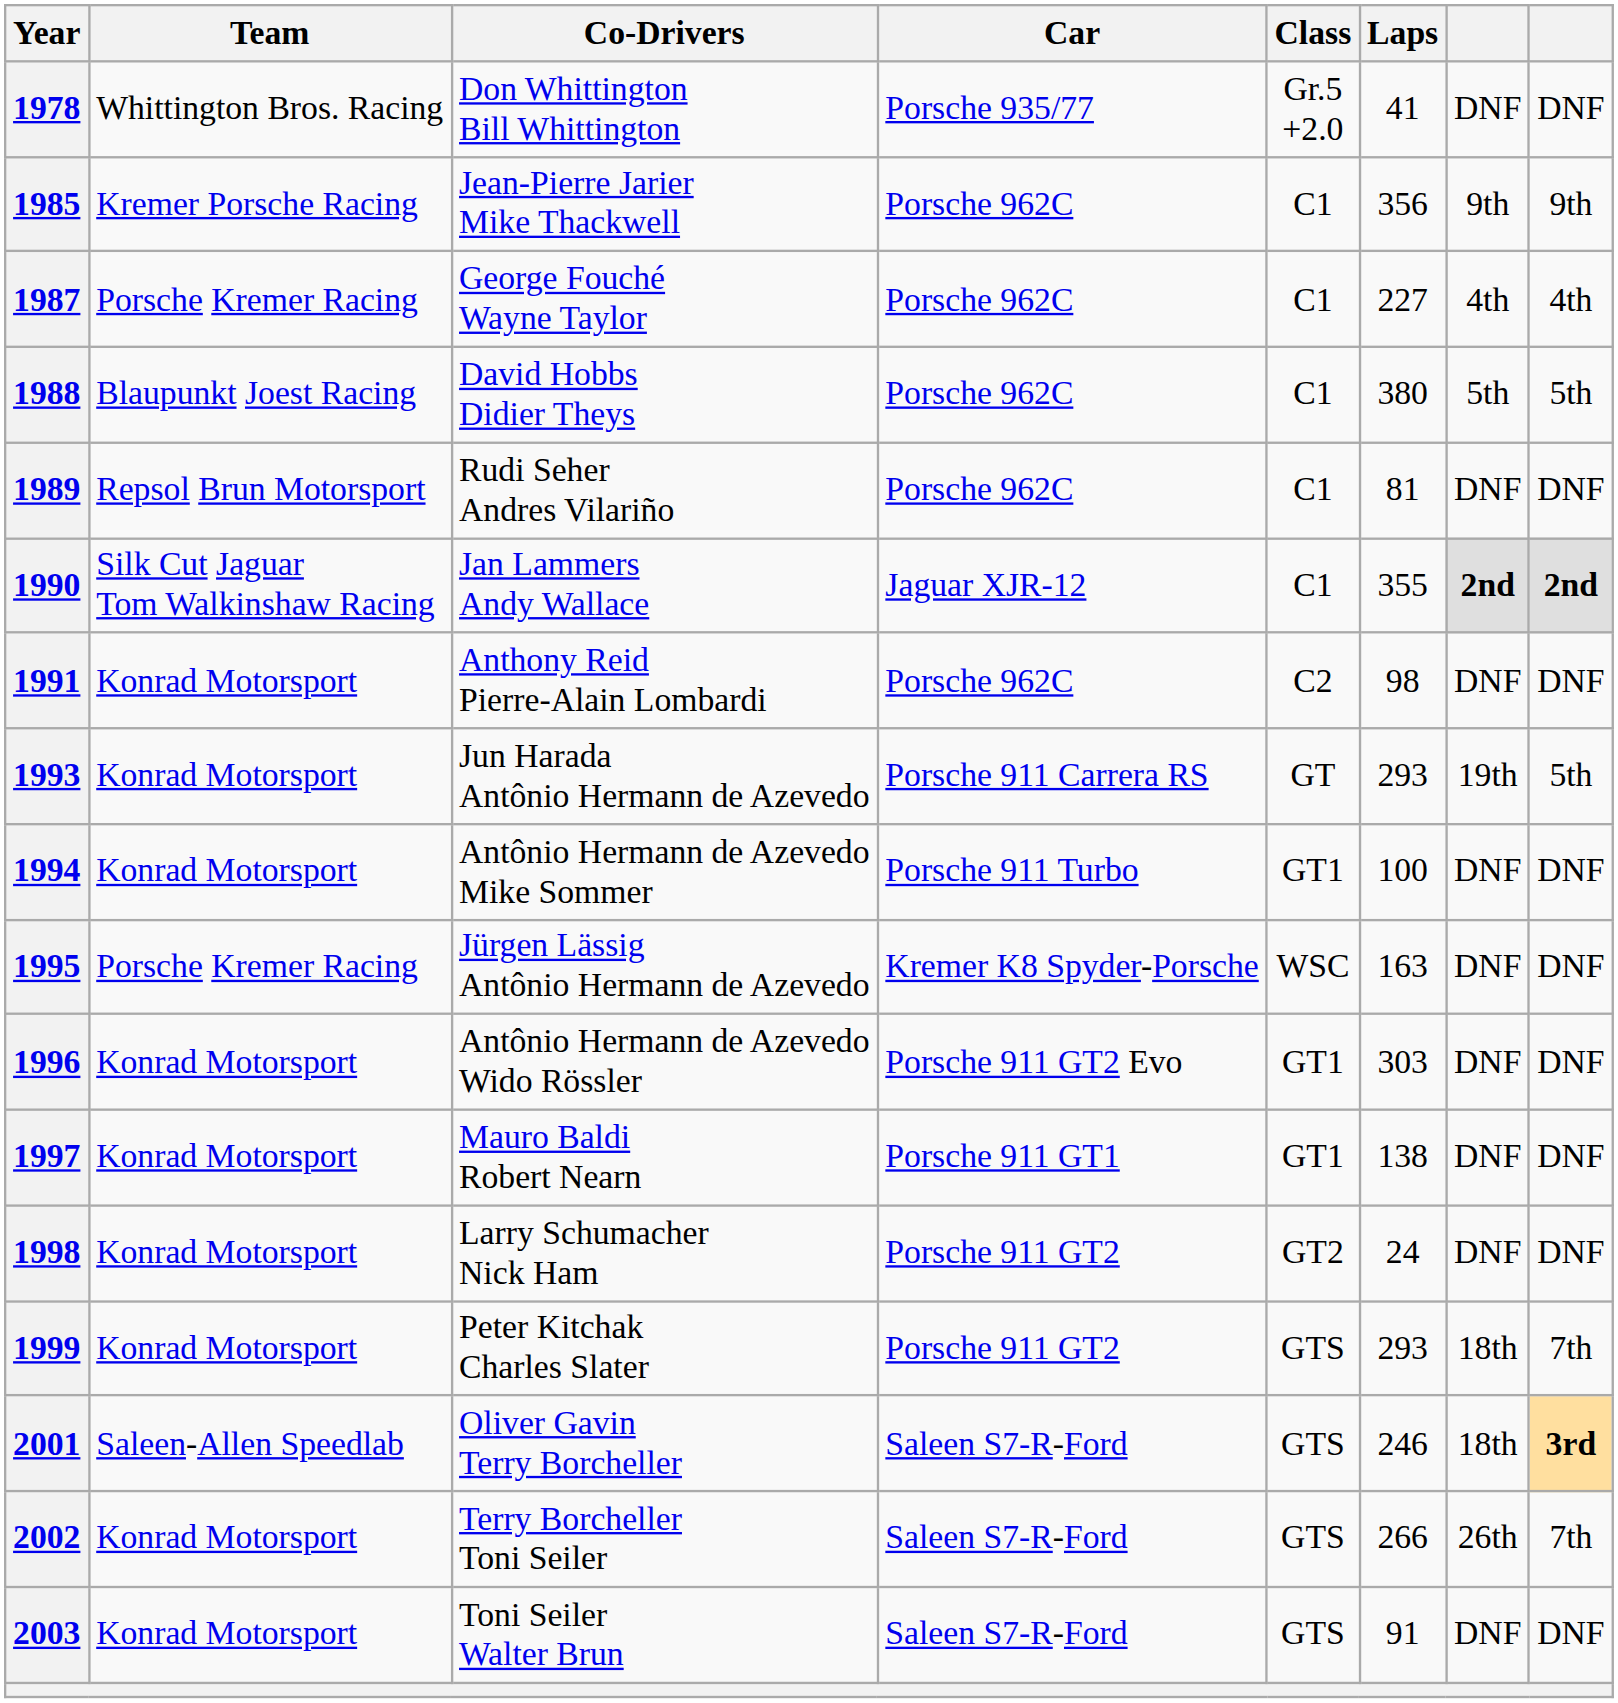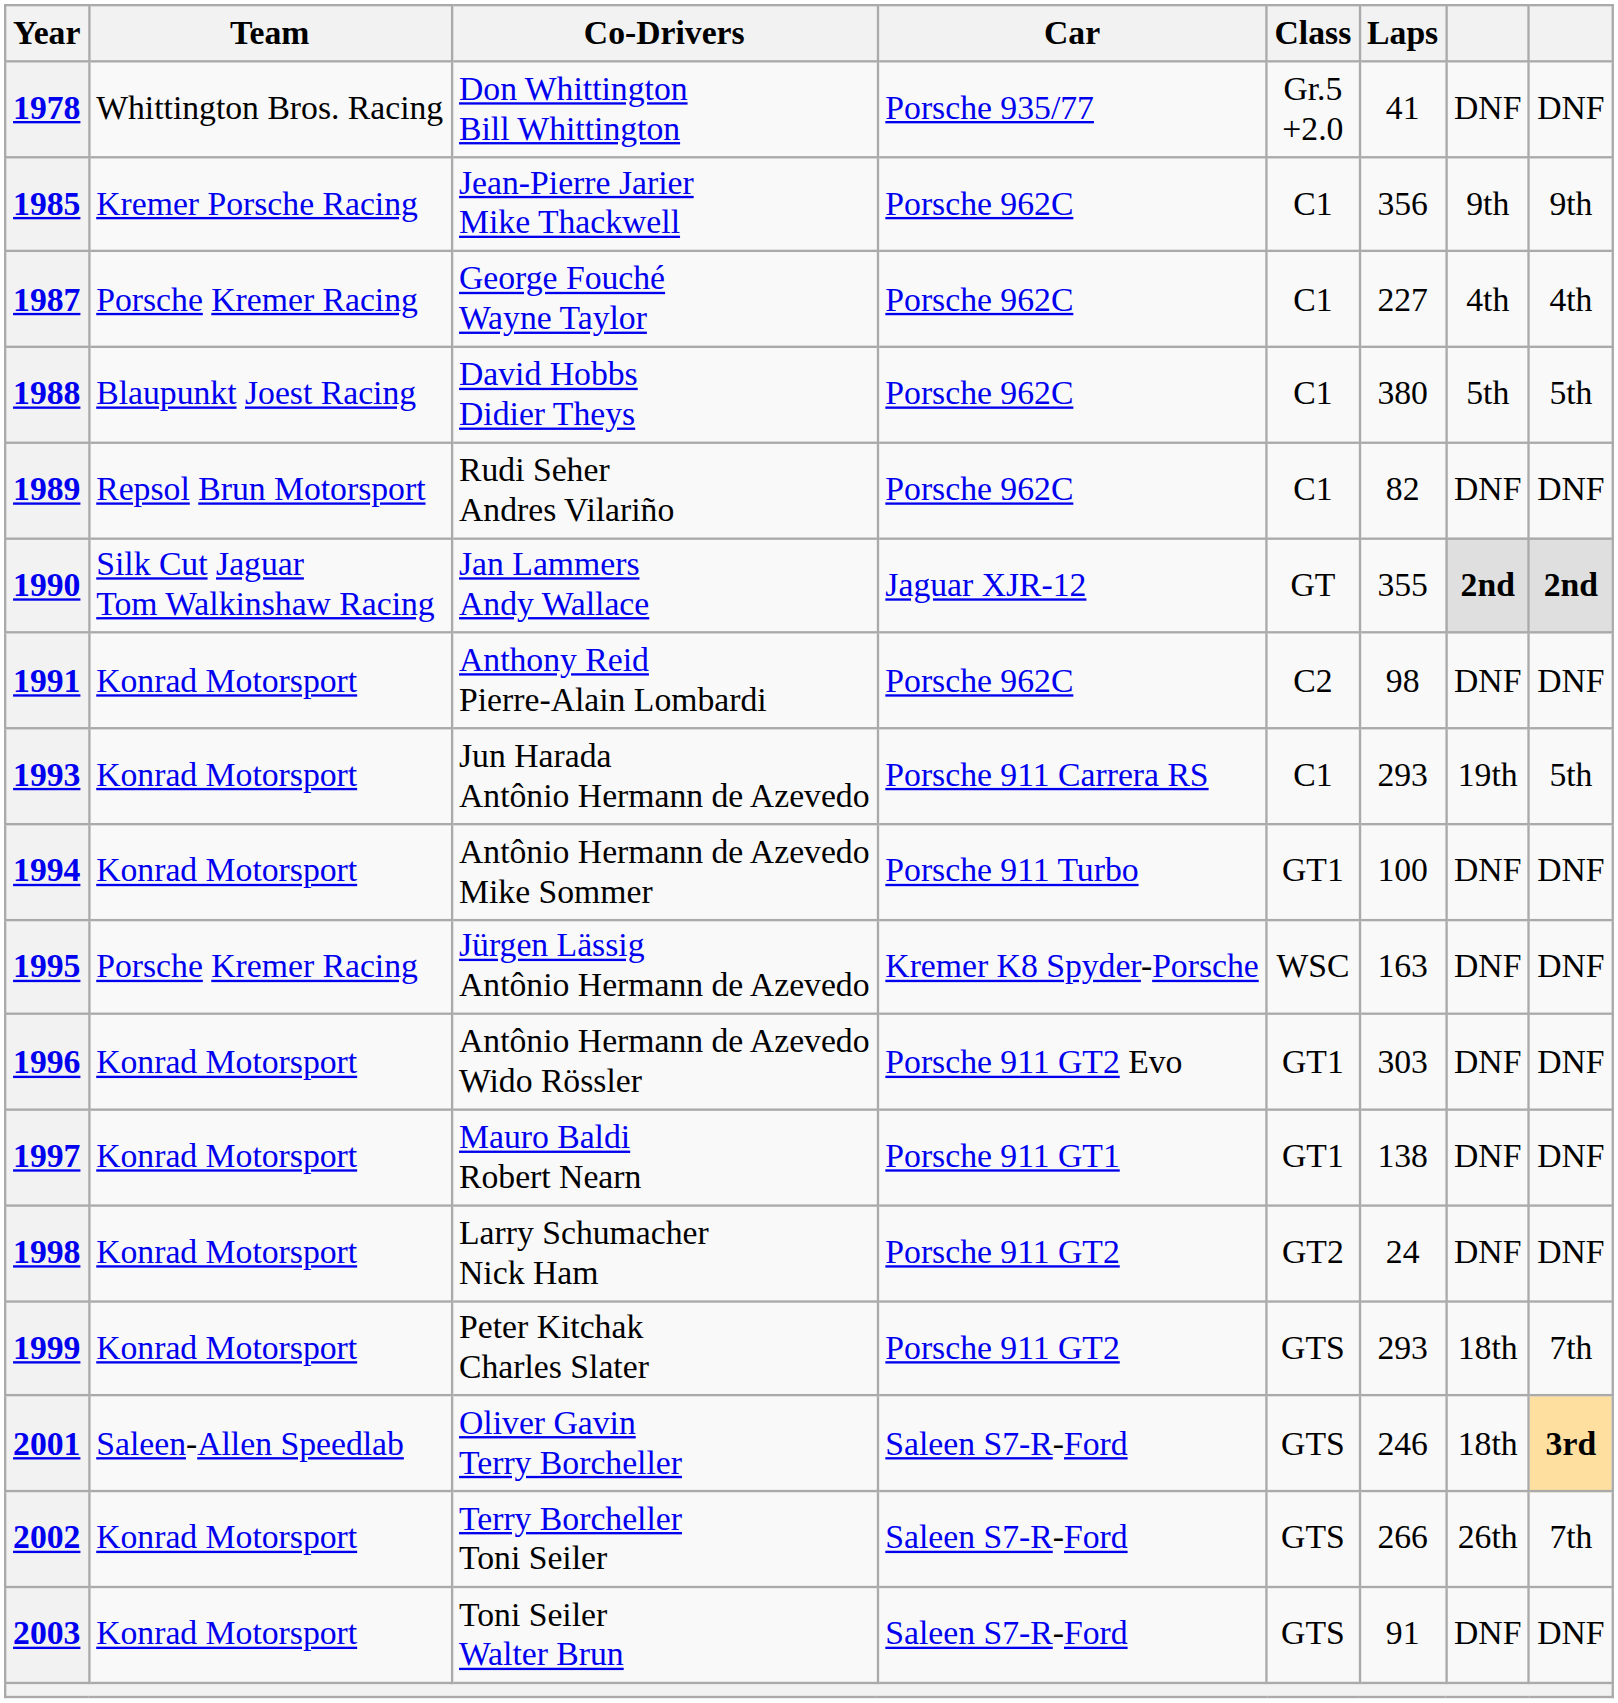(1403, 489) 81 -> (1403, 489) 82
(1313, 584) C1 -> (1313, 584) GT
(1313, 775) GT -> (1313, 775) C1
